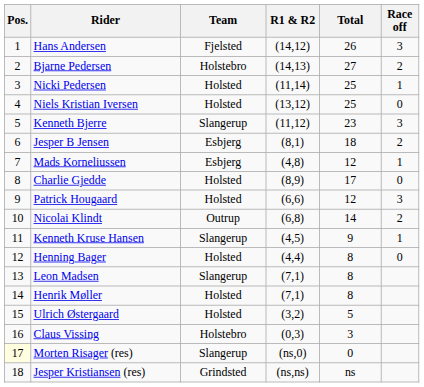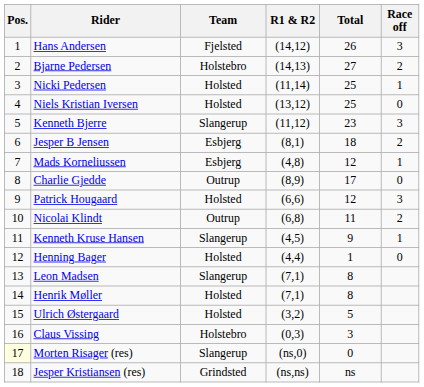(223, 180) Holsted -> (223, 180) Outrup
(350, 219) 14 -> (350, 219) 11
(350, 257) 8 -> (350, 257) 1
